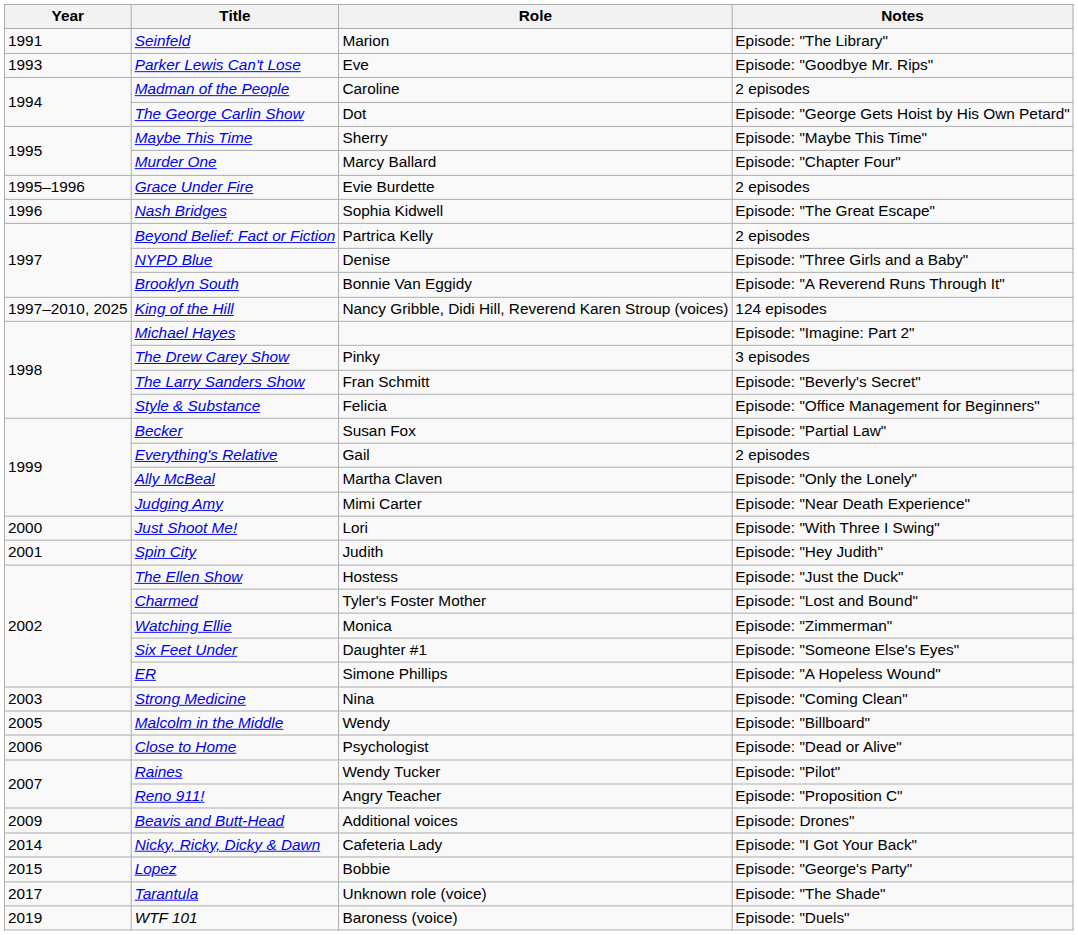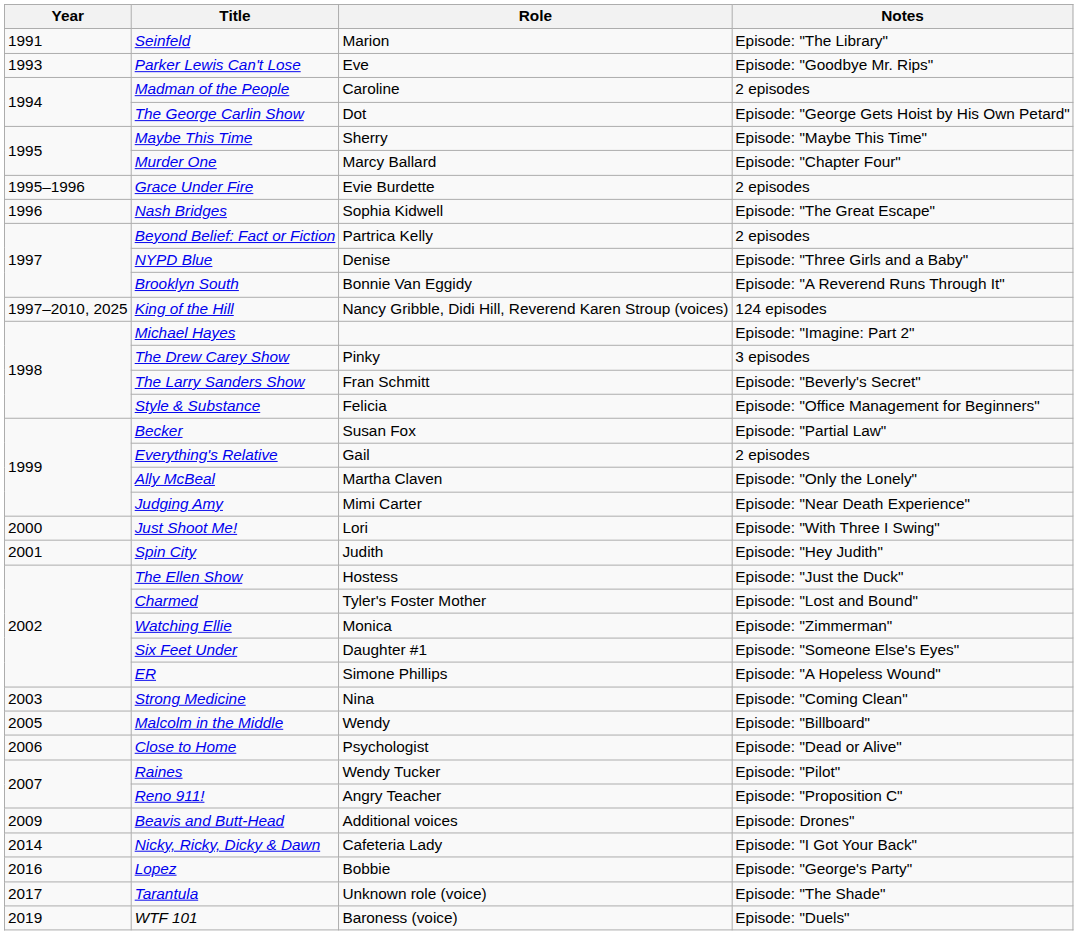(25, 869) 2015 -> (25, 869) 2016
